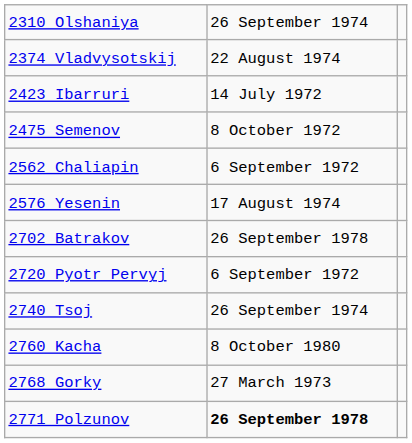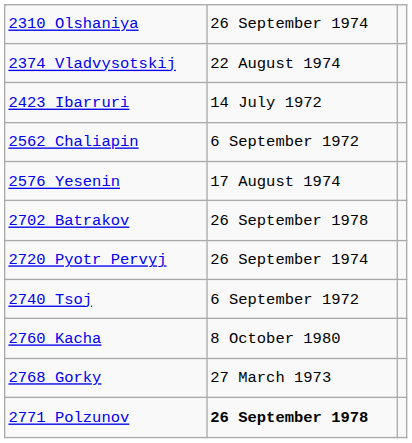- row: (64, 130)
(285, 275) 6 September 1972 -> (289, 260) 26 September 1974
(289, 311) 26 September 1974 -> (285, 299) 6 September 1972
